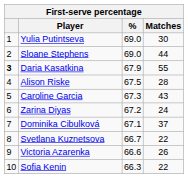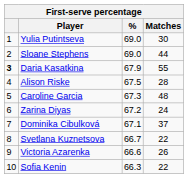(163, 96) 43 -> (163, 96) 48
